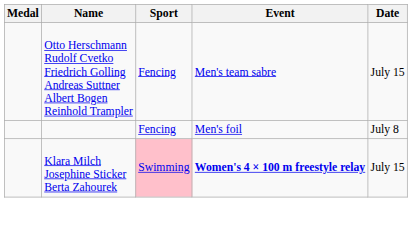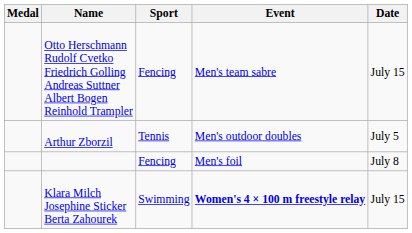+ row: (78, 142)
(164, 167) pink background -> (164, 199) no background
